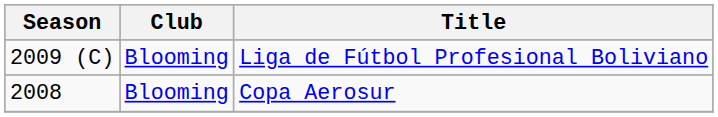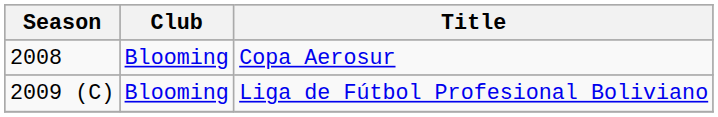rows swapped: (317, 93) <-> (474, 58)
